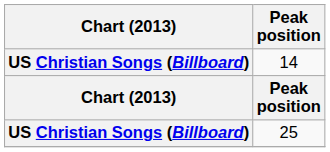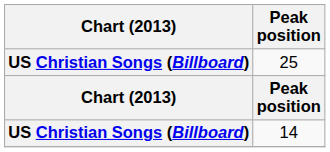rows swapped: (289, 62) <-> (289, 133)
